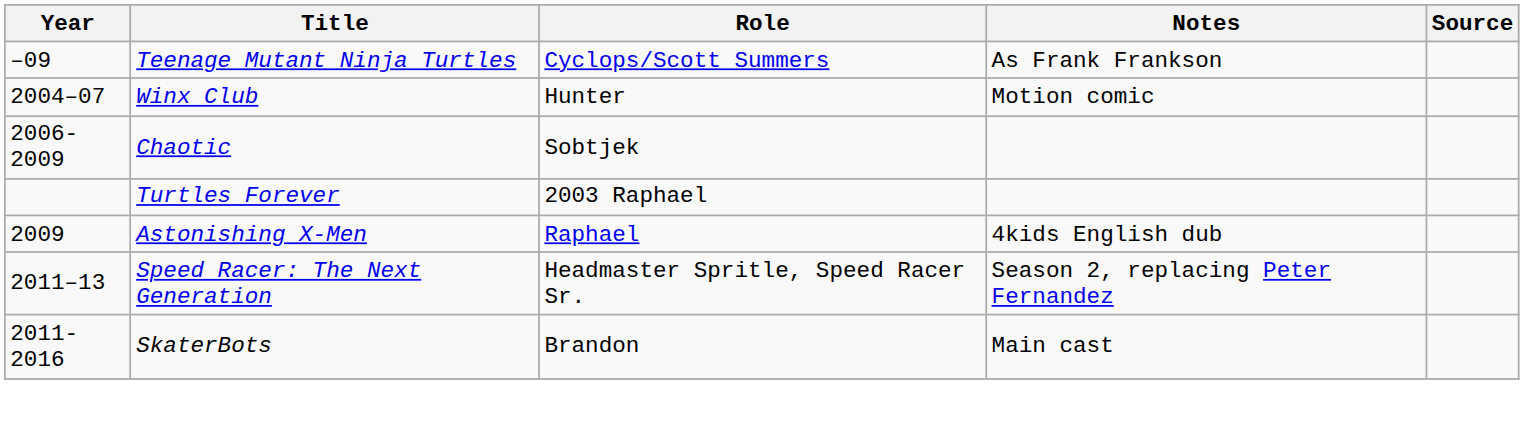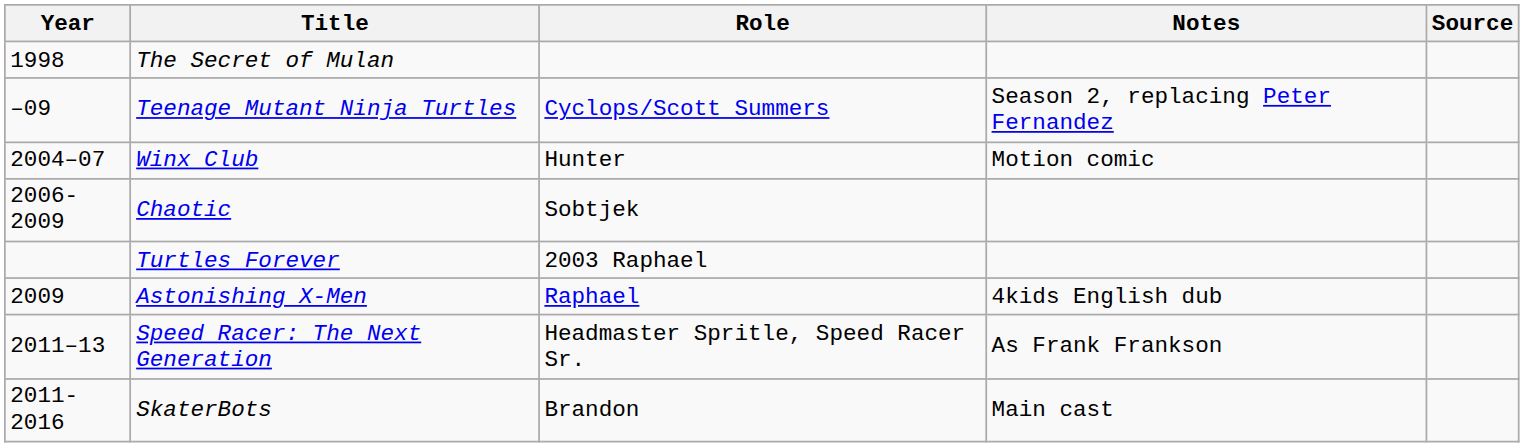+ row: (265, 60)
(1107, 60) As Frank Frankson -> (1161, 110) Season 2, replacing Peter Fernandez
(1161, 284) Season 2, replacing Peter Fernandez -> (1107, 347) As Frank Frankson
